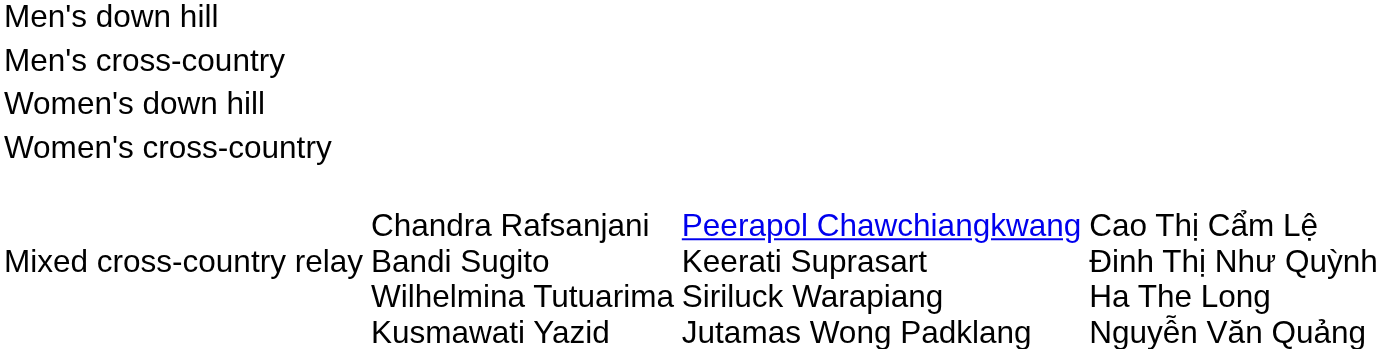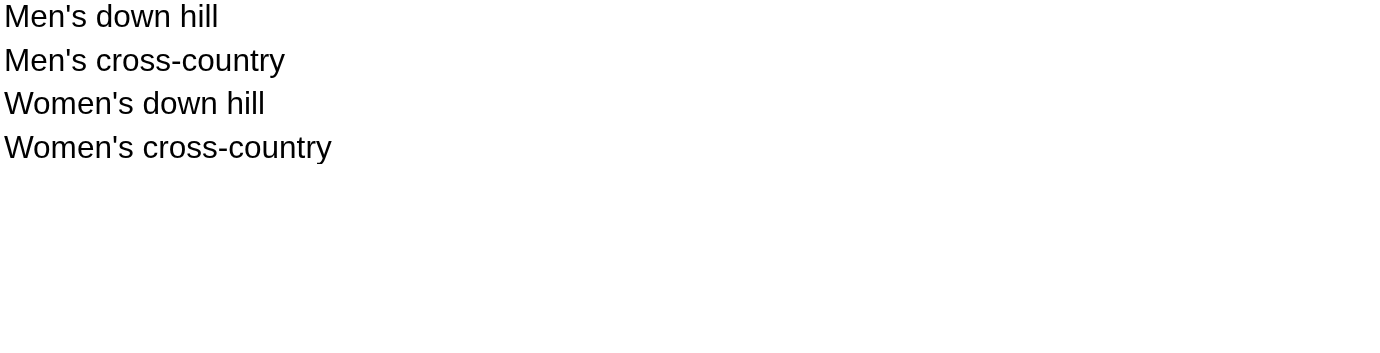- row: (183, 261)
